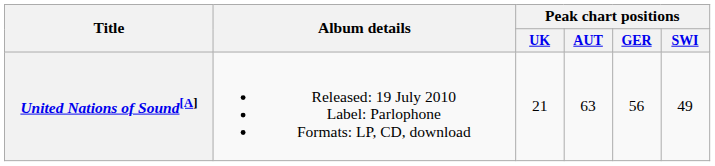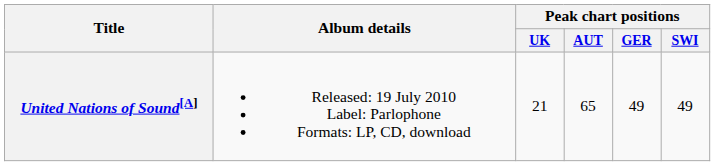(588, 106) 63 -> (588, 106) 65
(637, 106) 56 -> (637, 106) 49
